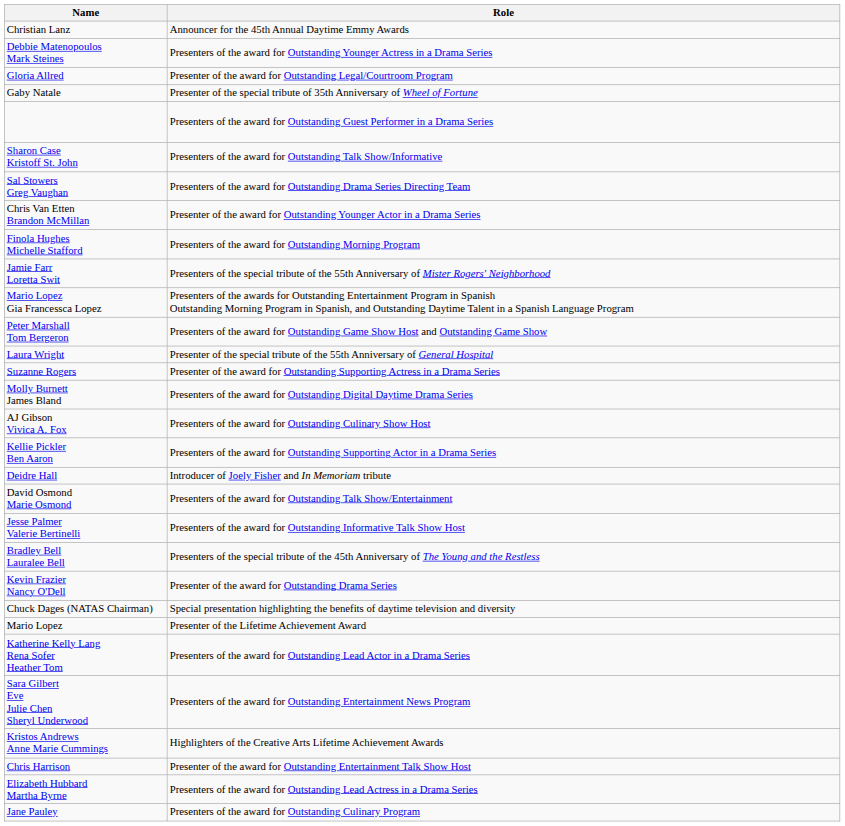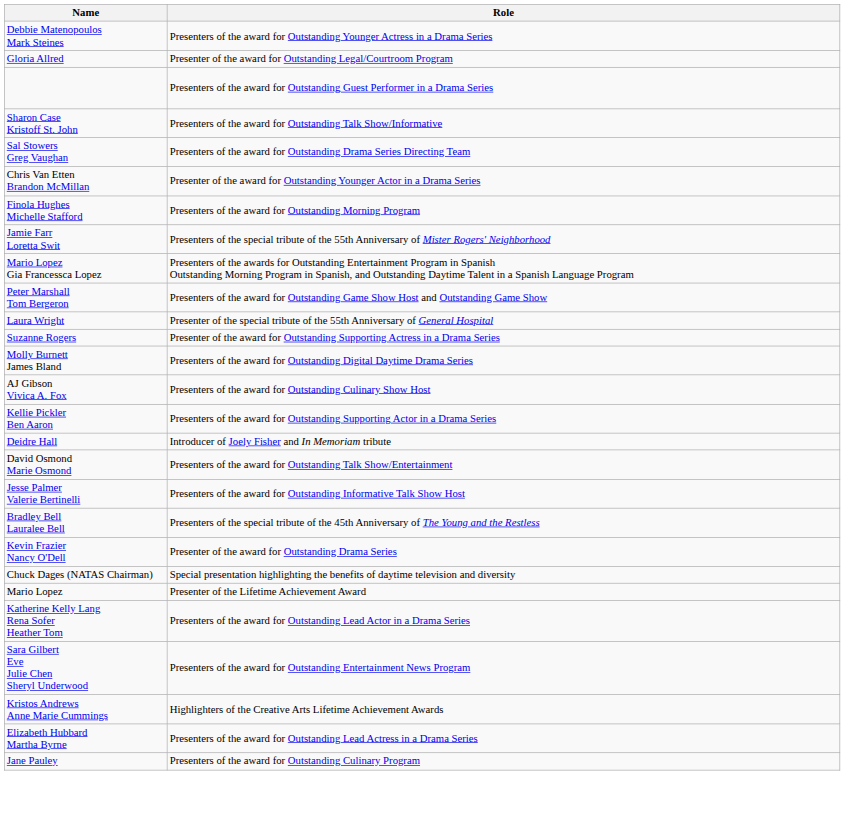- row: (39, 30)
- row: (34, 93)
- row: (39, 766)
